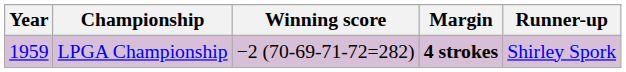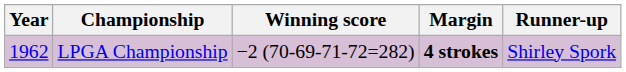(29, 51) 1959 -> (29, 51) 1962
